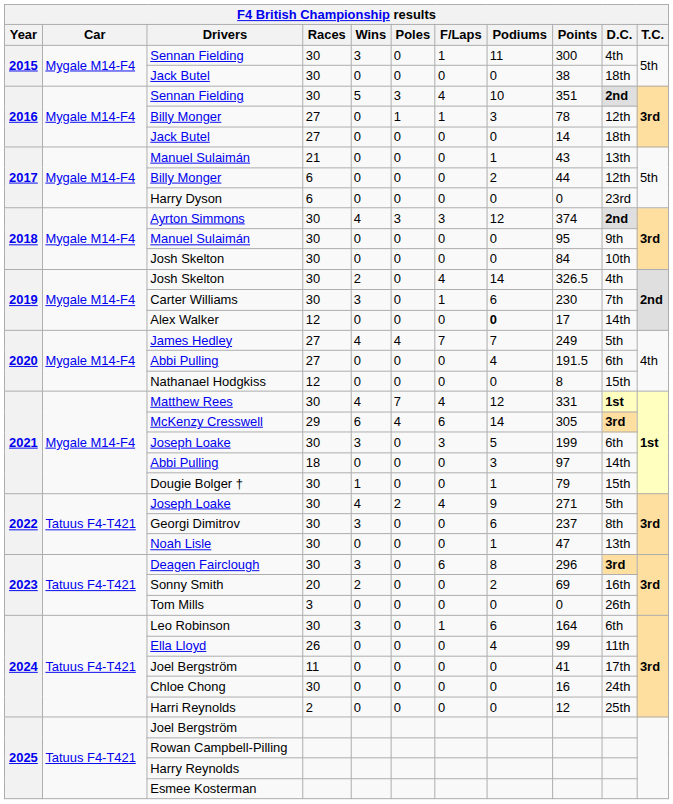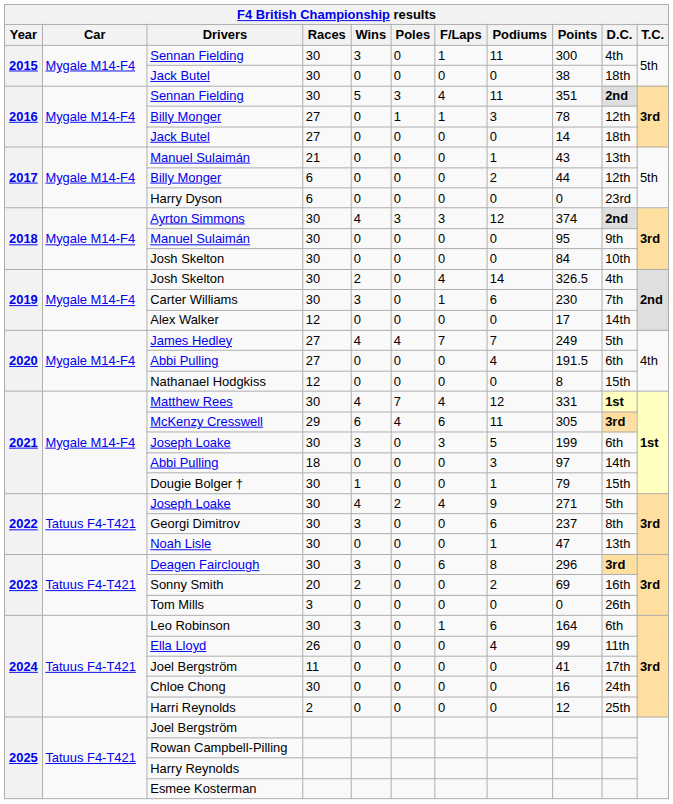(497, 96) 10 -> (497, 96) 11
(493, 320) bold -> (493, 320) normal
(497, 422) 14 -> (497, 422) 11
